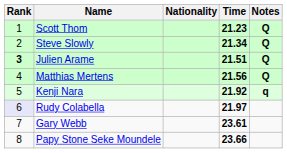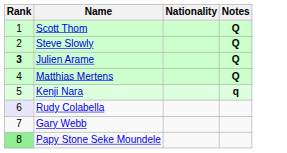- column: (234, 12)
(19, 140) no background -> (19, 140) lightgreen background
